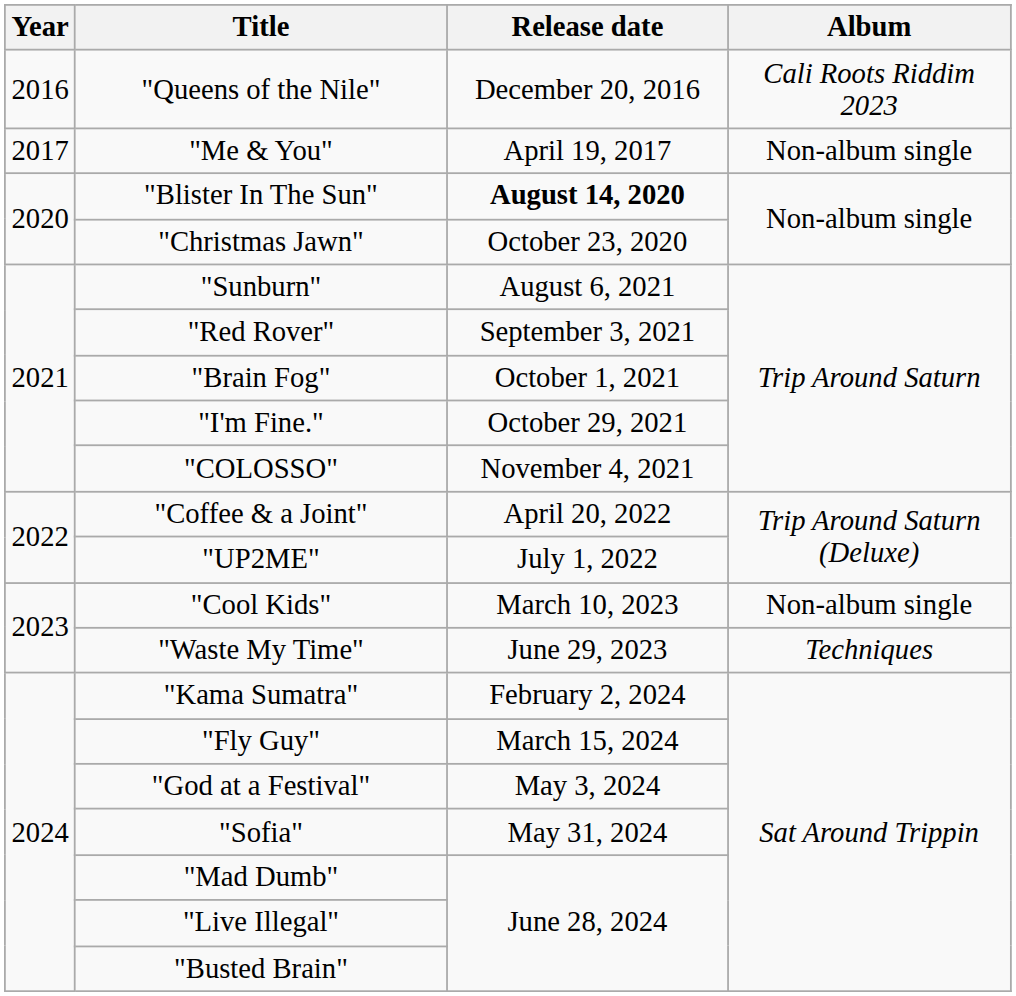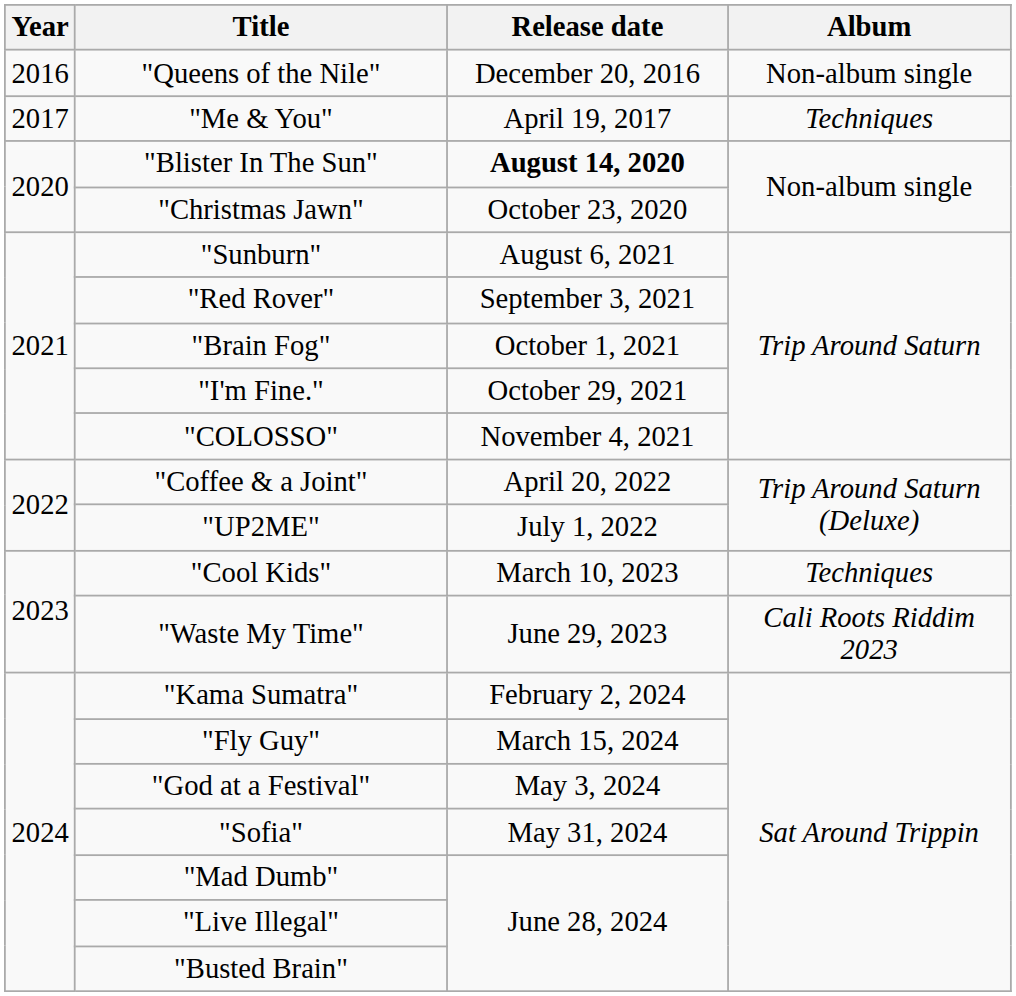(869, 88) Cali Roots Riddim 2023 -> (869, 72) Non-album single
(869, 150) Non-album single -> (869, 118) Techniques
(869, 604) Non-album single -> (869, 572) Techniques
(869, 649) Techniques -> (869, 633) Cali Roots Riddim 2023
